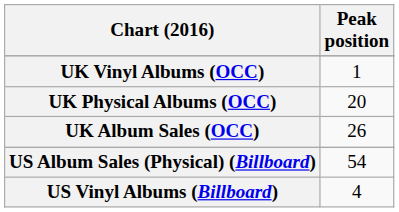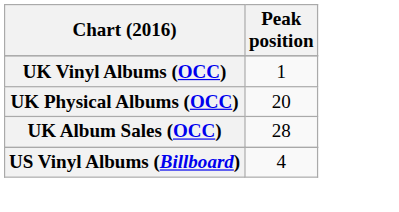(357, 131) 26 -> (281, 131) 28
- row: (162, 161)
